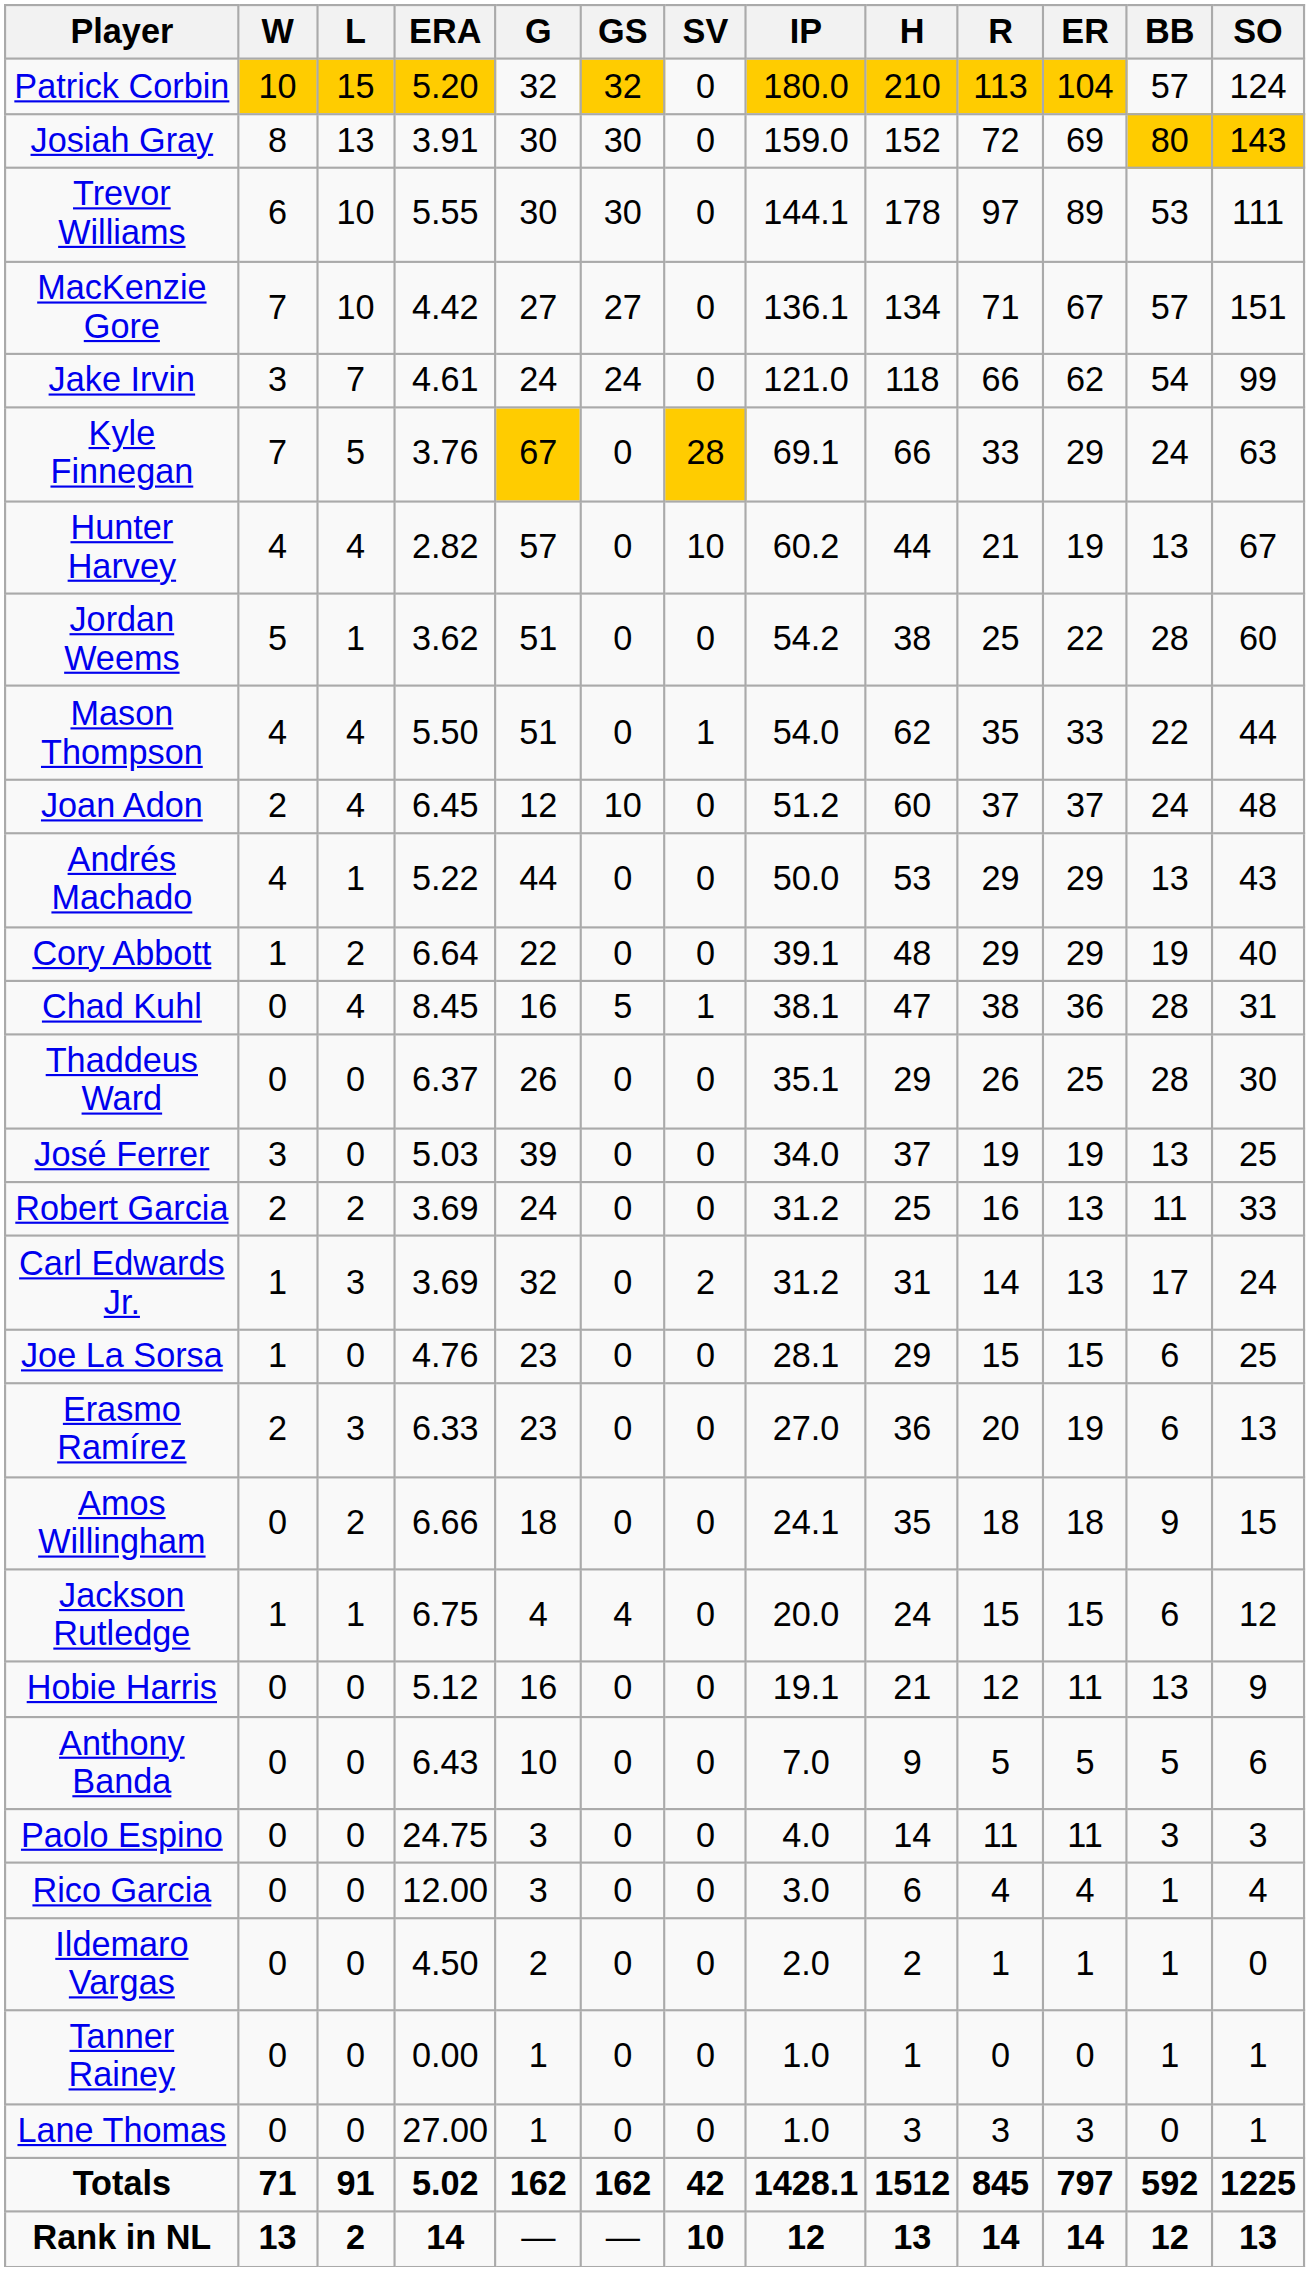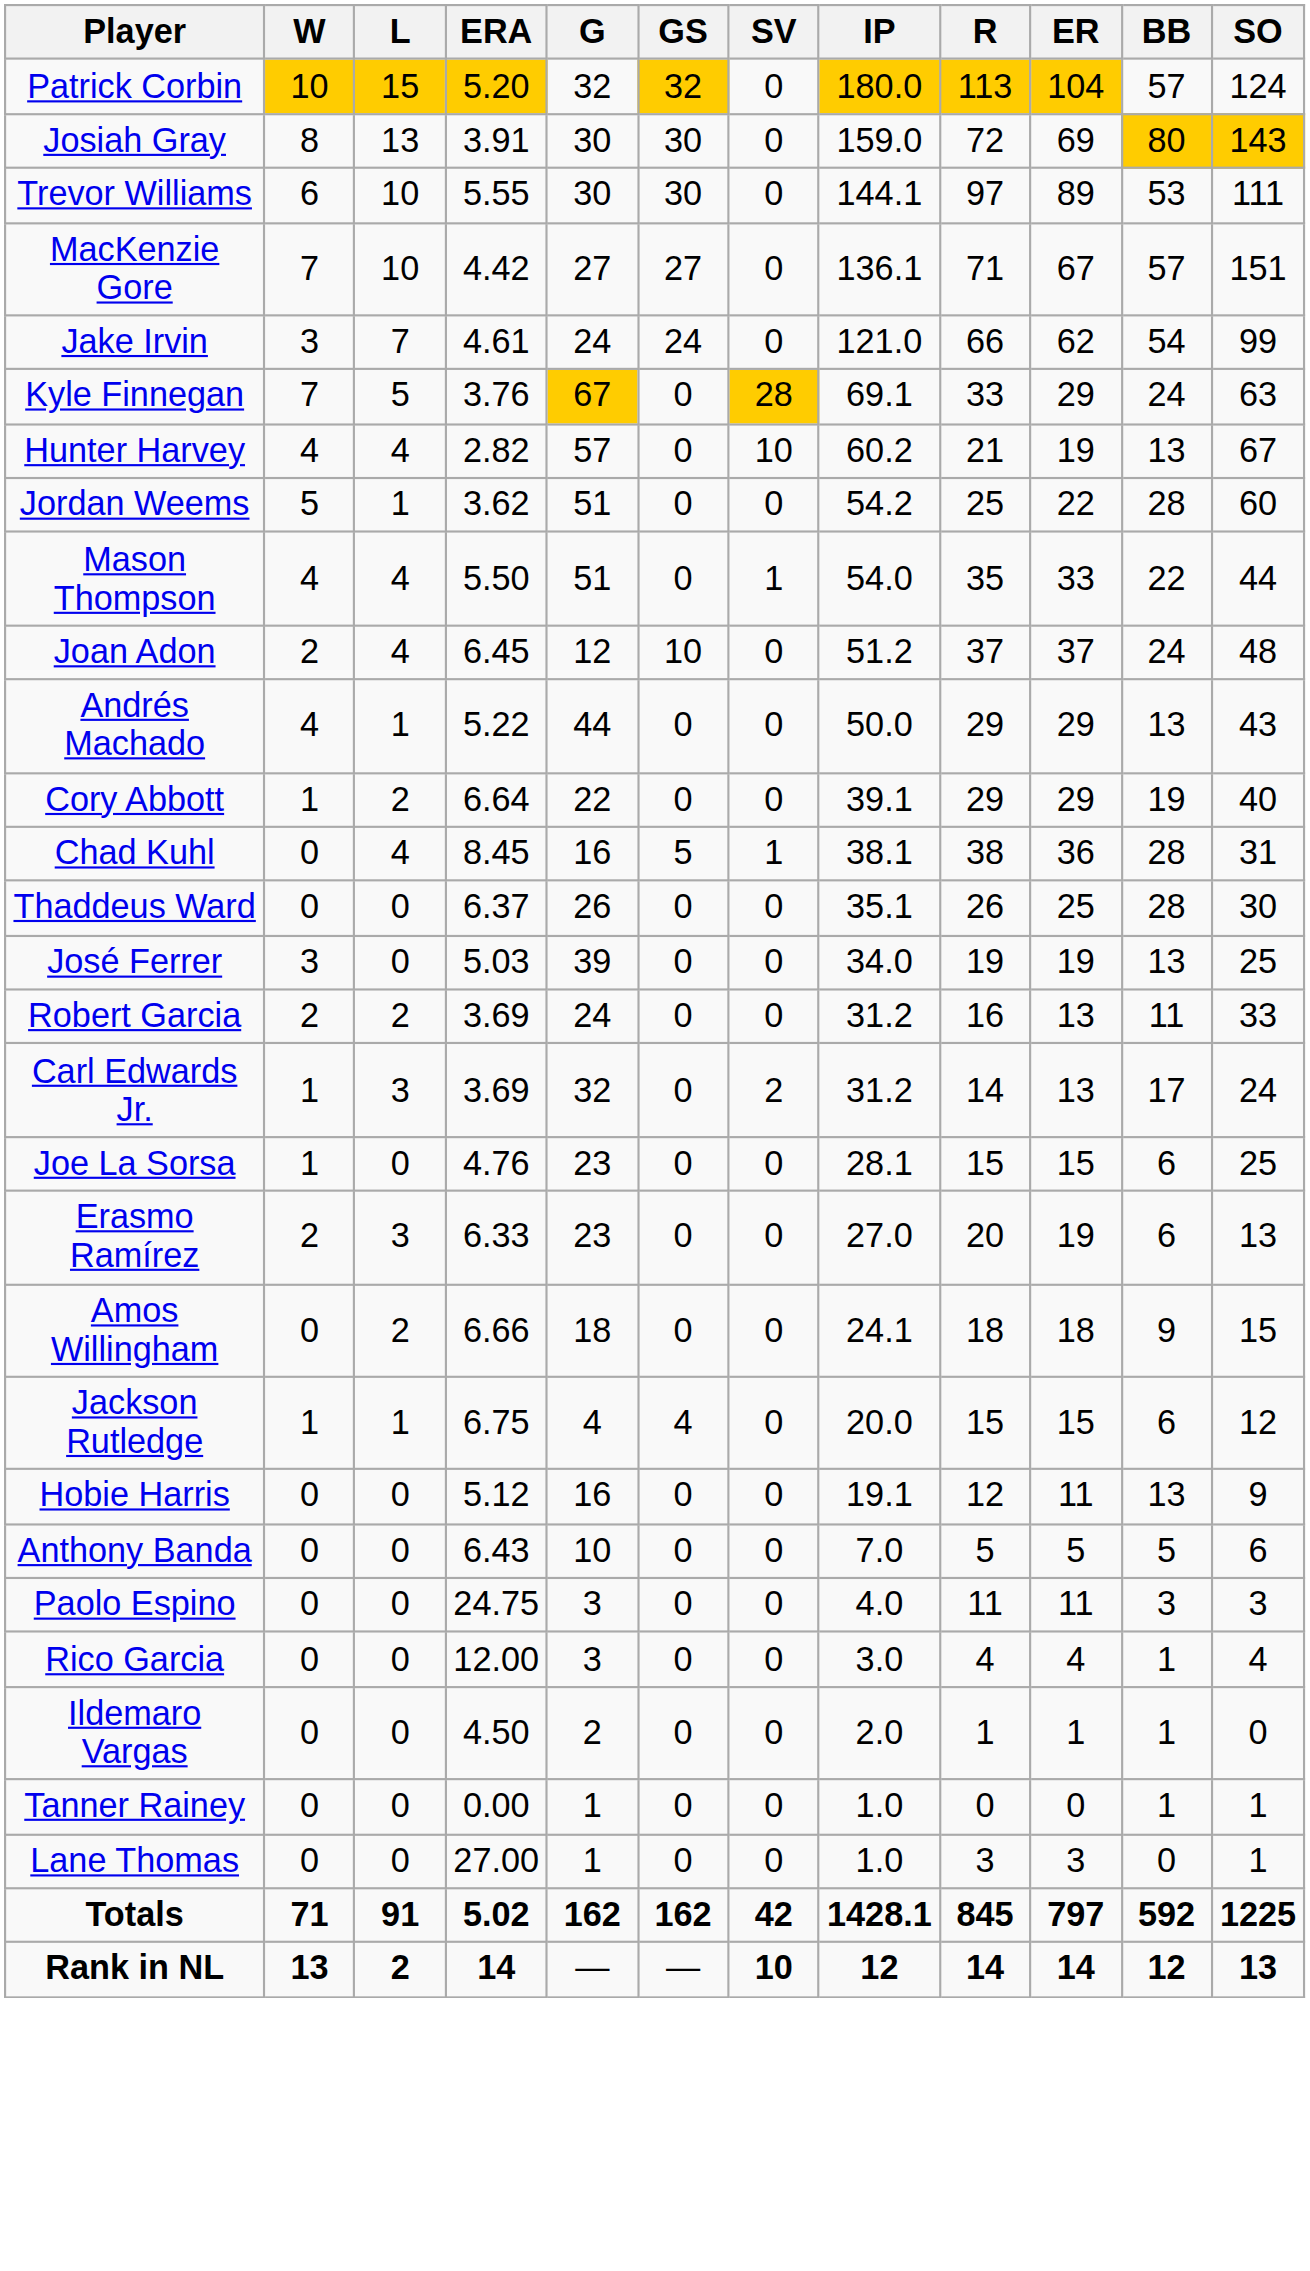- column: (912, 31)
